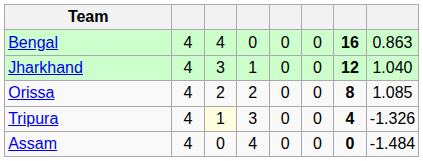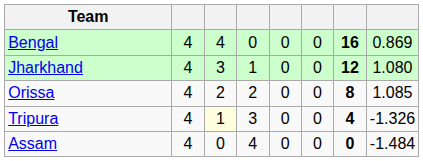(392, 42) 0.863 -> (392, 42) 0.869
(392, 67) 1.040 -> (392, 67) 1.080
